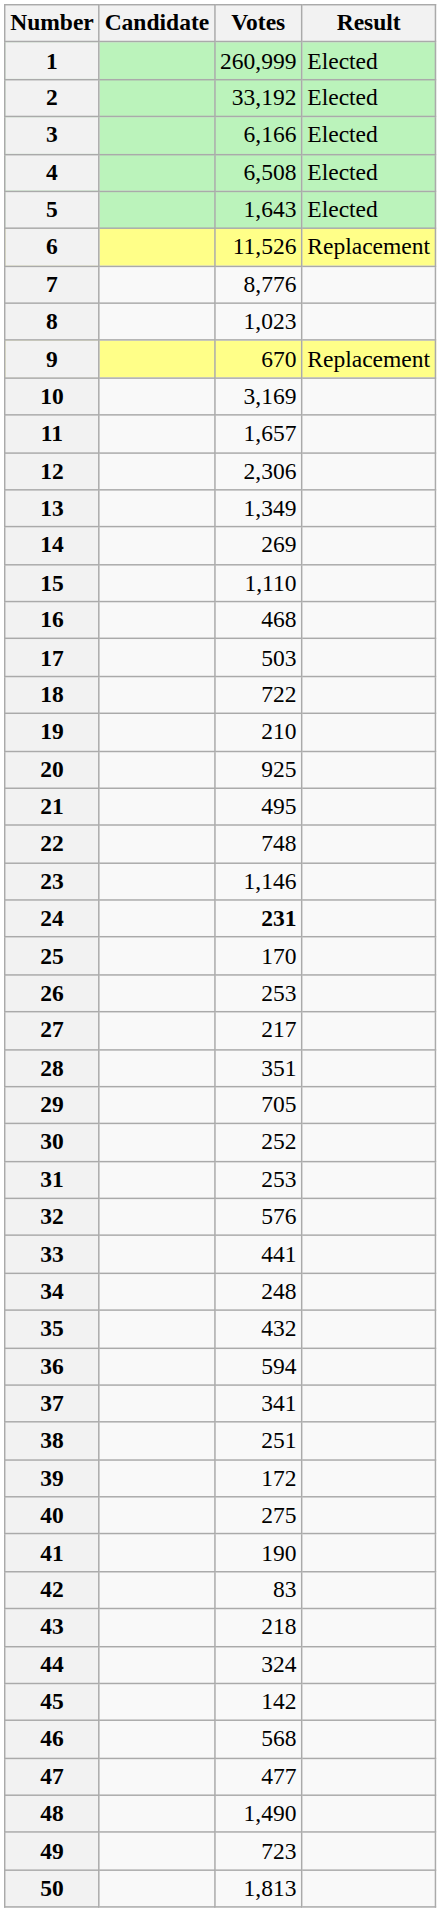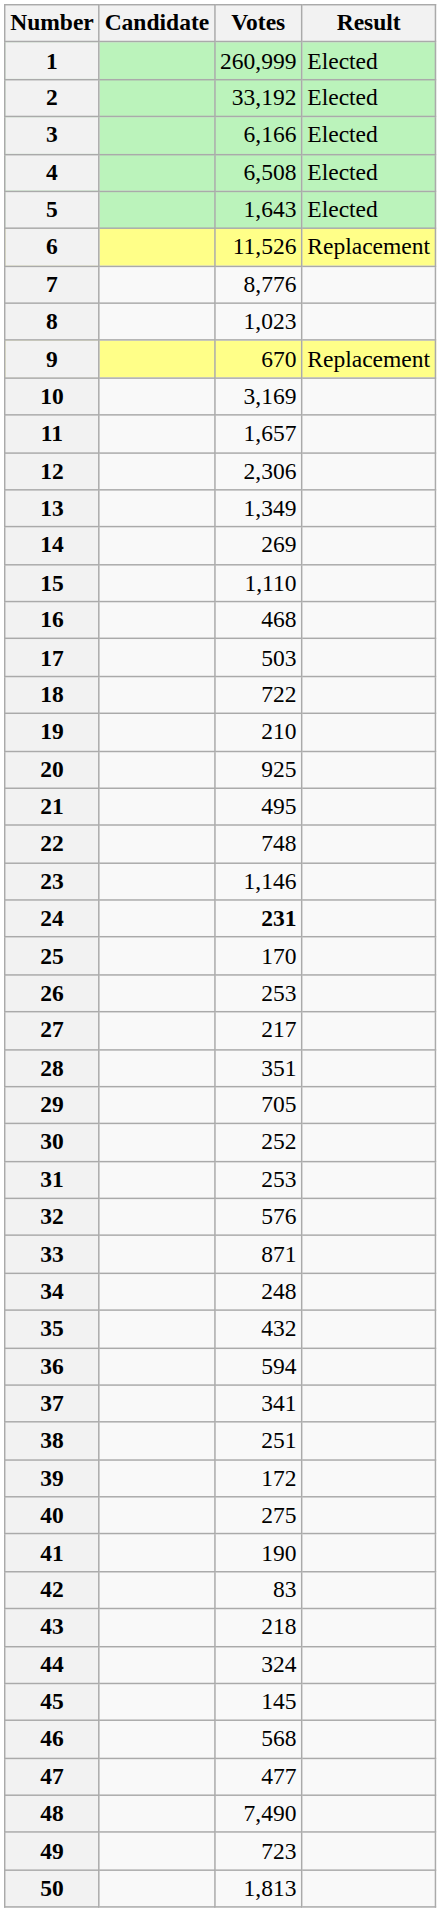(279, 1254) 441 -> (279, 1254) 871
(279, 1701) 142 -> (279, 1701) 145
(270, 1813) 1,490 -> (270, 1813) 7,490
